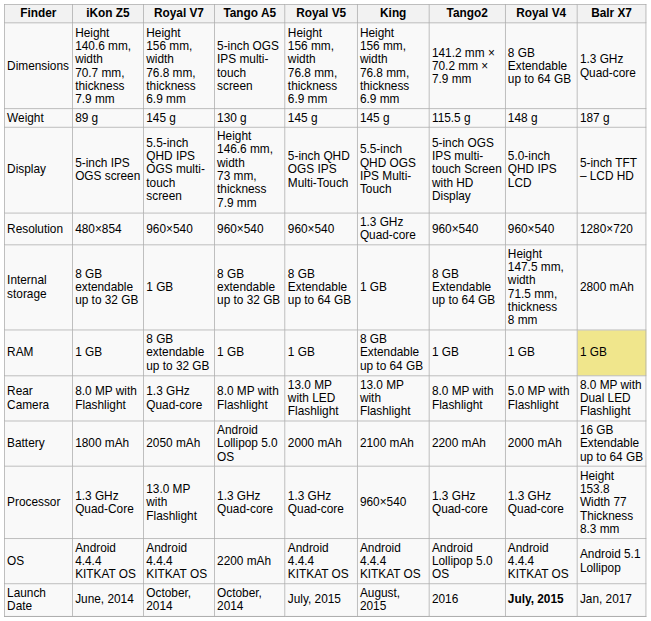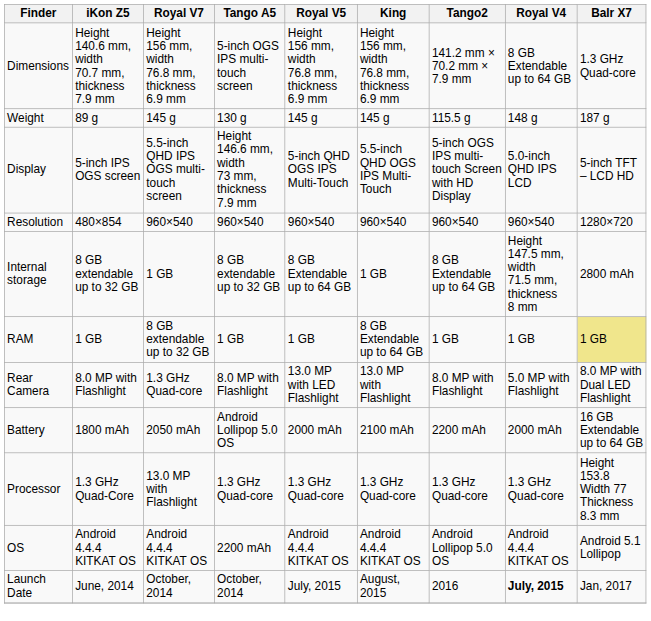(388, 228) 1.3 GHz Quad-core -> (383, 222) 960×540
(383, 502) 960×540 -> (388, 489) 1.3 GHz Quad-core
